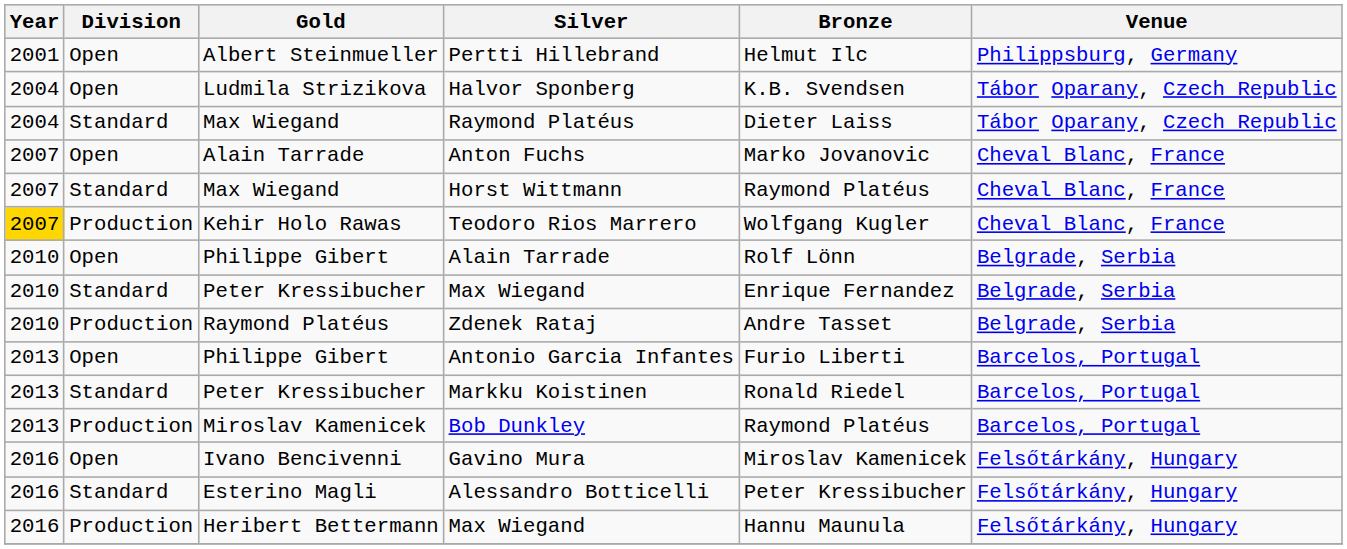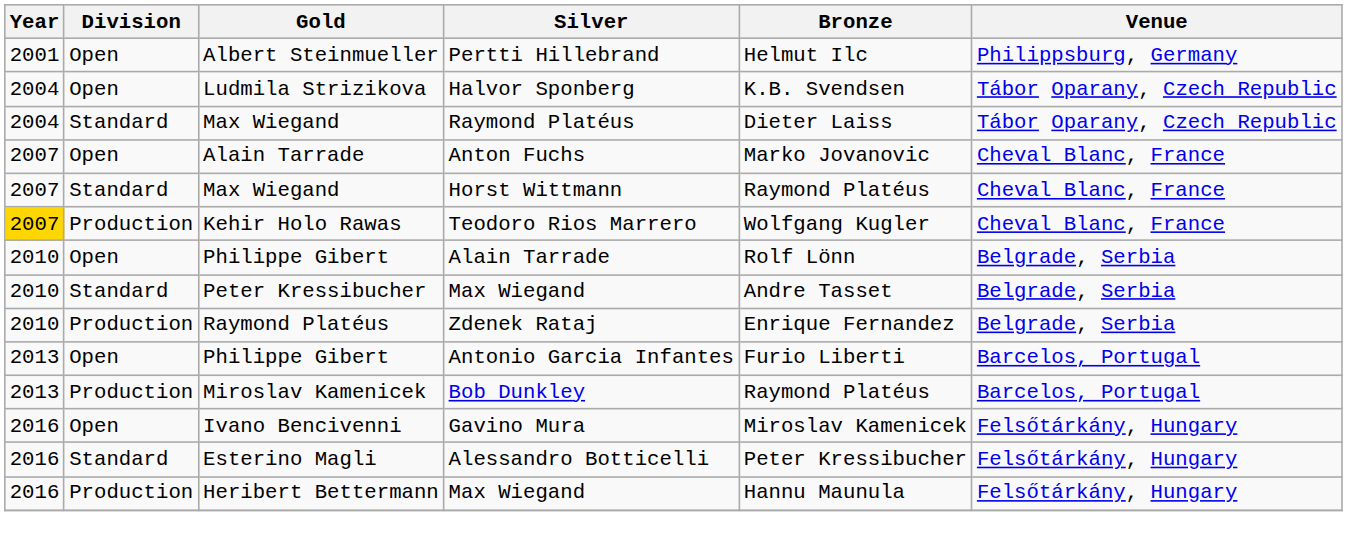(849, 291) Enrique Fernandez -> (818, 291) Andre Tasset
(818, 325) Andre Tasset -> (849, 325) Enrique Fernandez
- row: (315, 392)
